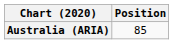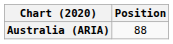(140, 30) 85 -> (140, 30) 88
